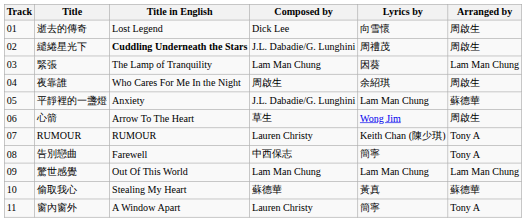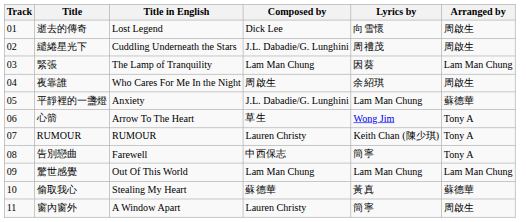(180, 47) bold -> (174, 47) normal
(465, 118) 周啟生 -> (459, 118) Tony A
(465, 208) Tony A -> (459, 207) 周啟生
